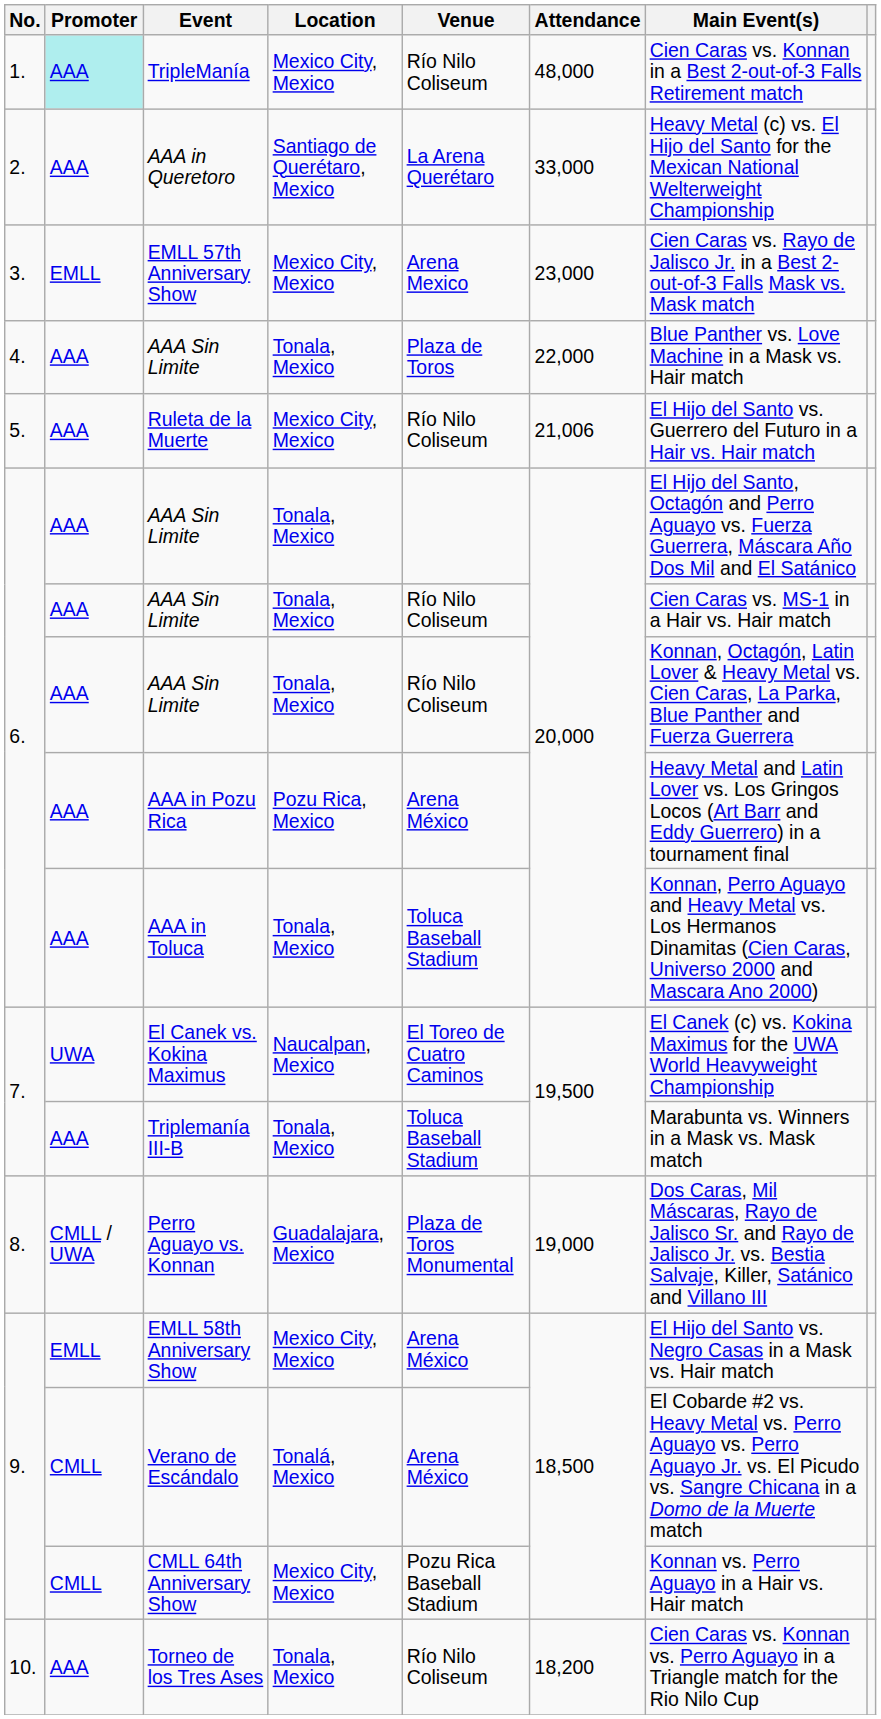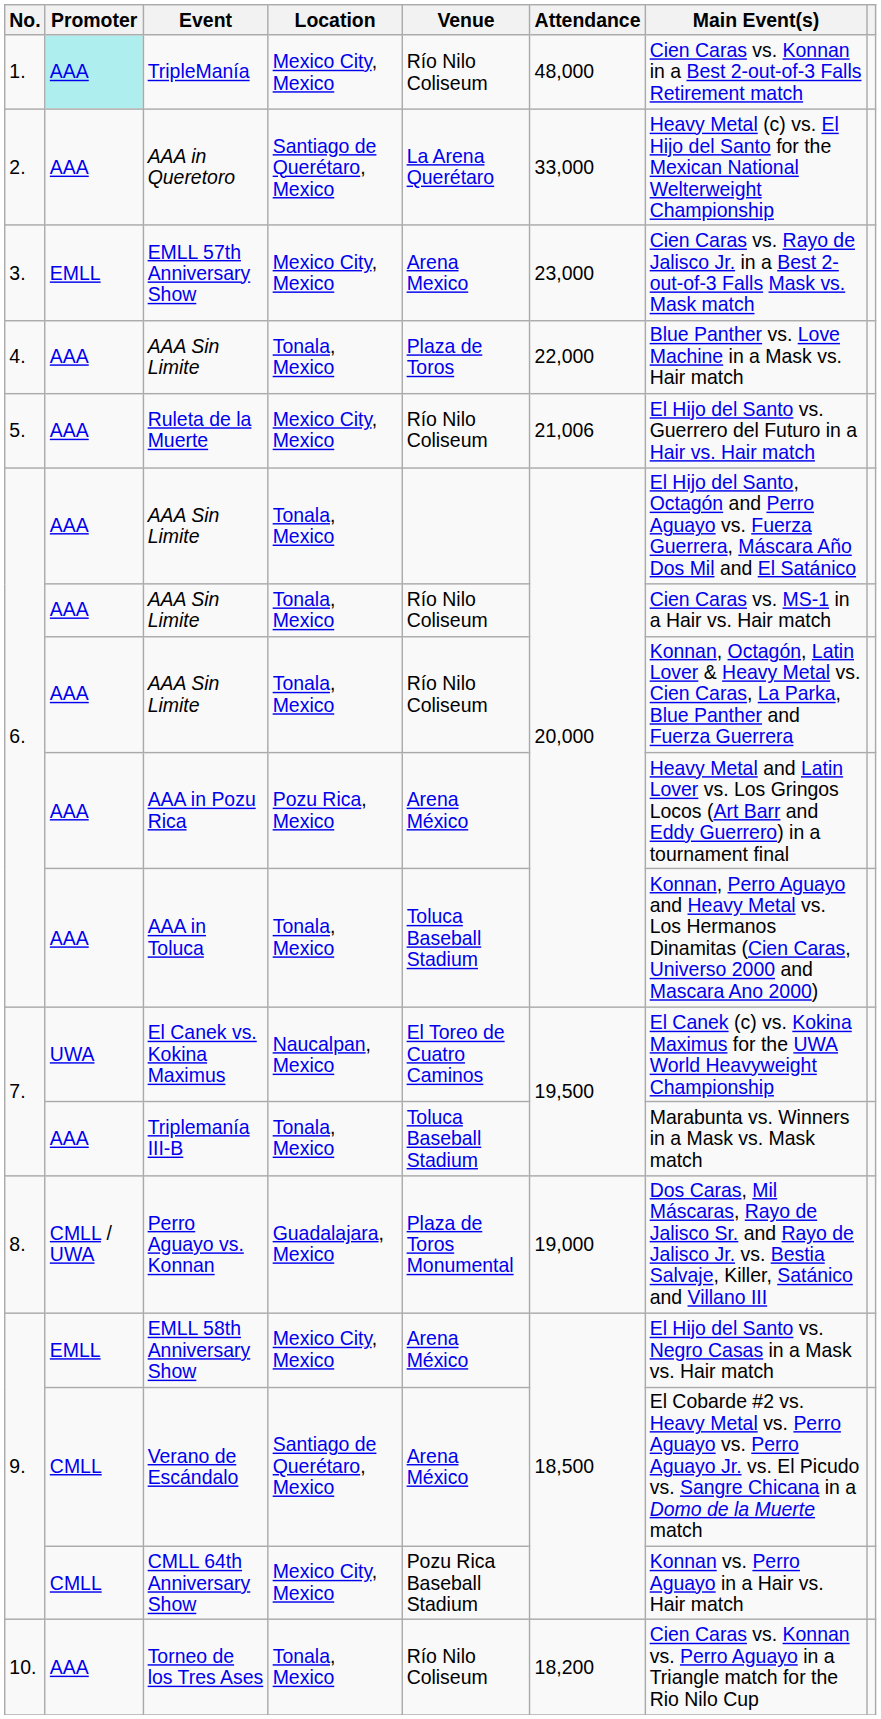(304, 1466) Tonalá, Mexico -> (325, 1466) Santiago de Querétaro, Mexico
